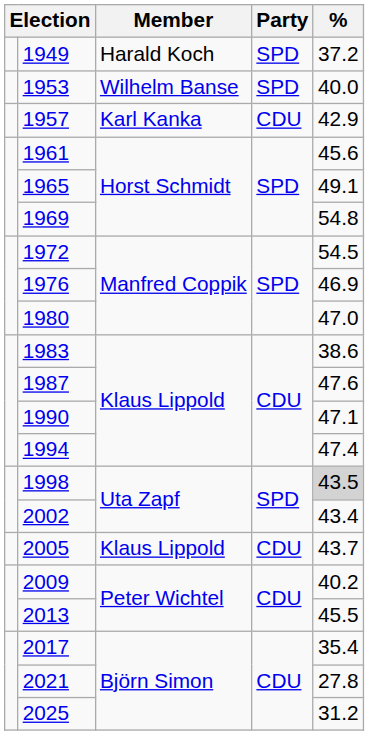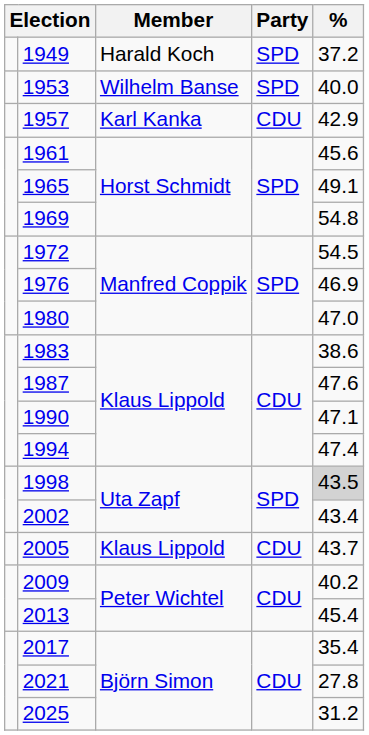(338, 614) 45.5 -> (338, 614) 45.4
